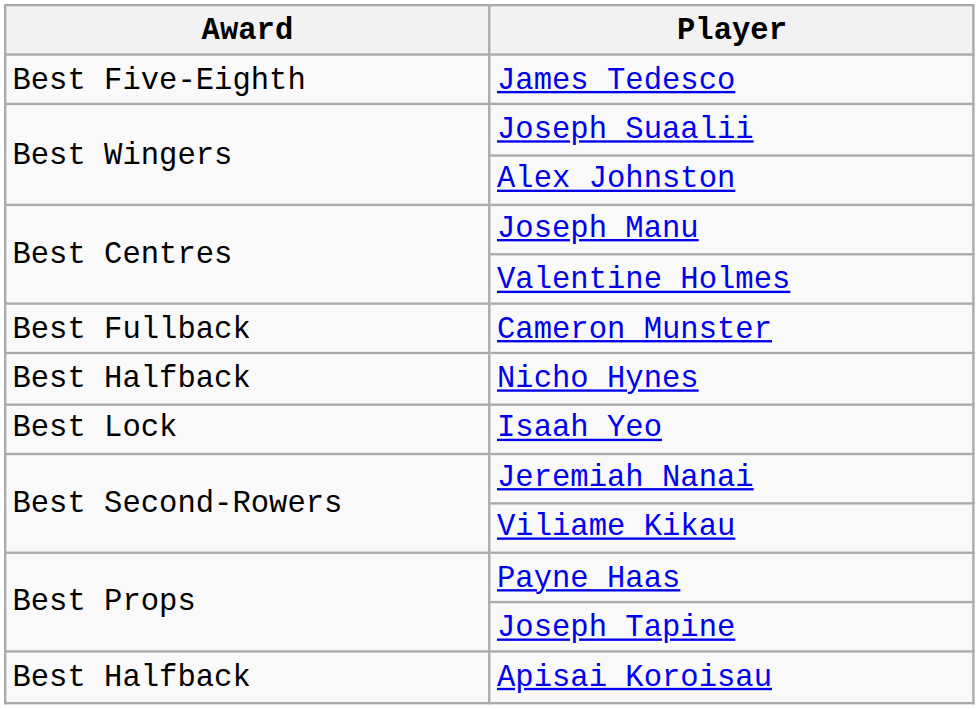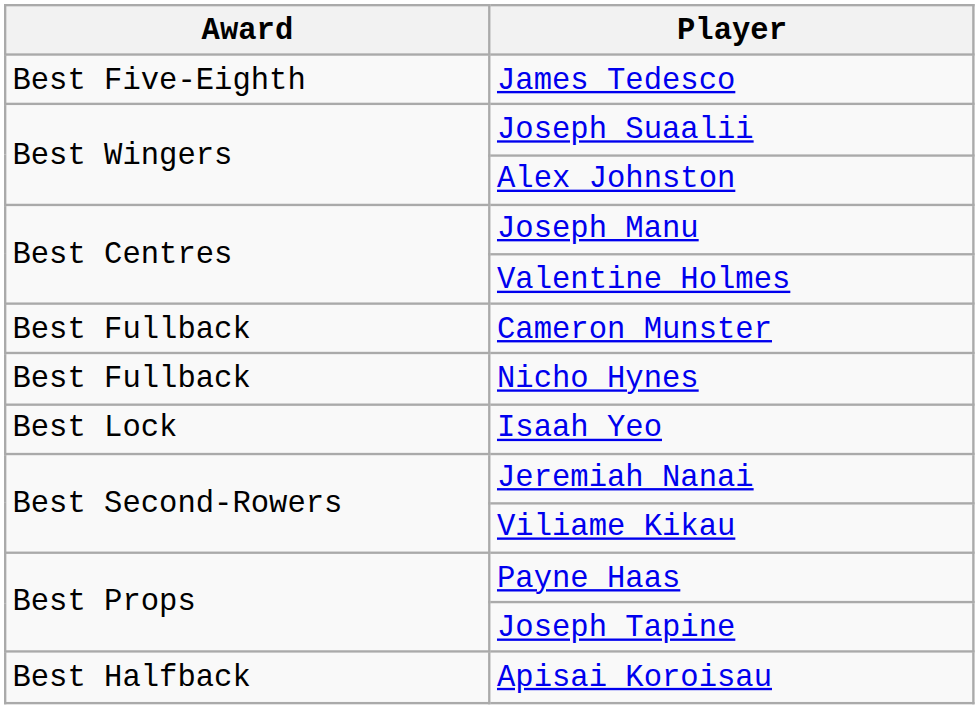(132, 379) Best Halfback -> (132, 379) Best Fullback
